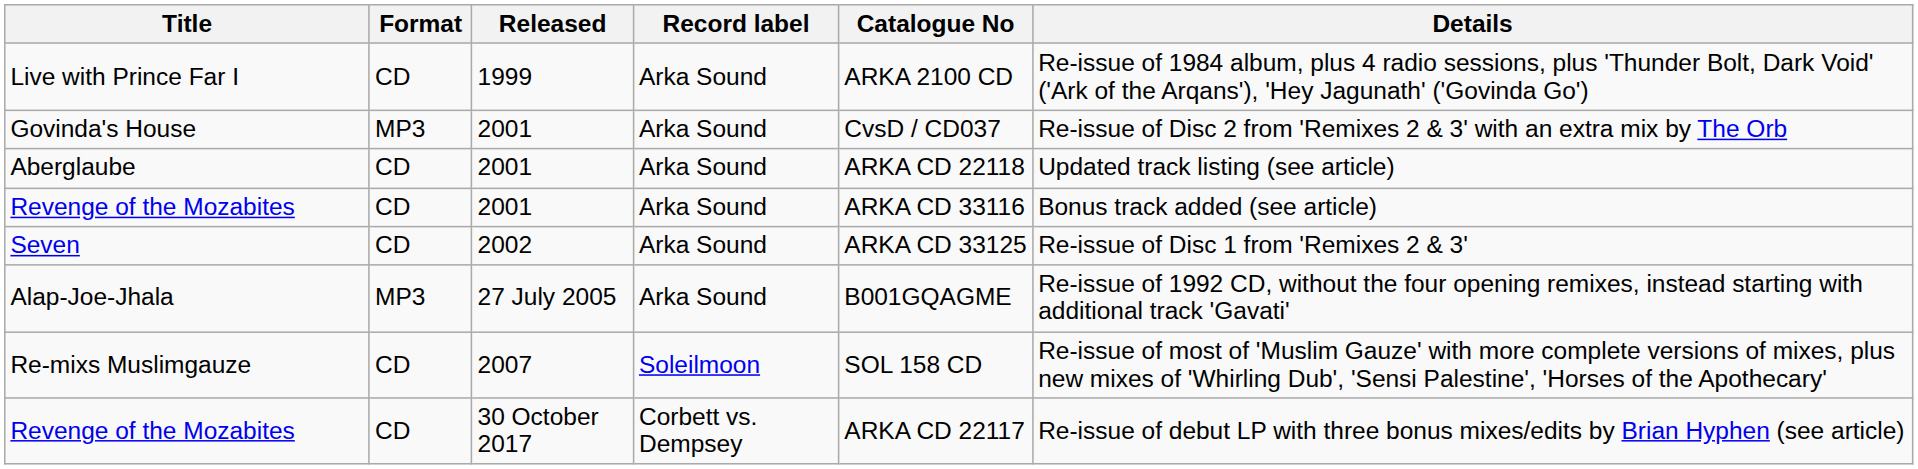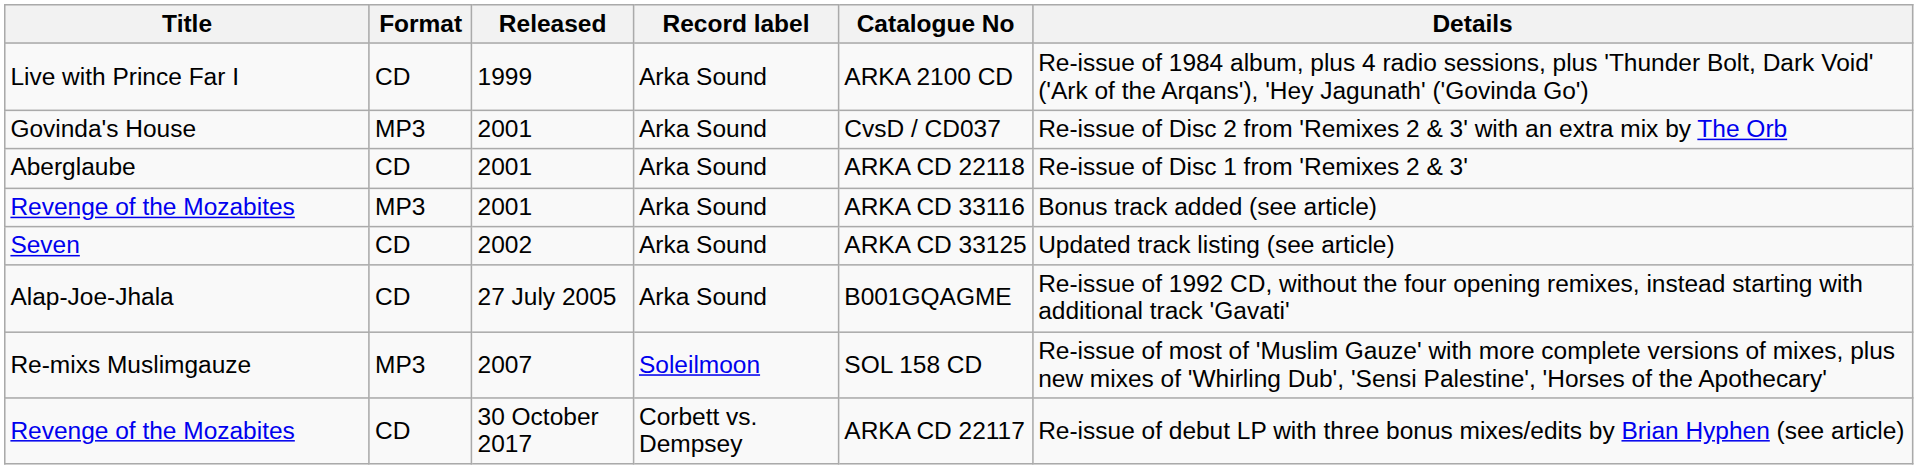(1216, 167) Updated track listing (see article) -> (1253, 167) Re-issue of Disc 1 from 'Remixes 2 & 3'
(393, 206) CD -> (400, 206) MP3
(1253, 245) Re-issue of Disc 1 from 'Remixes 2 & 3' -> (1216, 245) Updated track listing (see article)
(400, 298) MP3 -> (393, 298) CD
(393, 364) CD -> (400, 364) MP3
